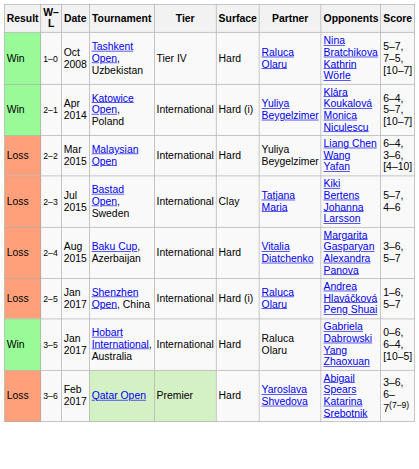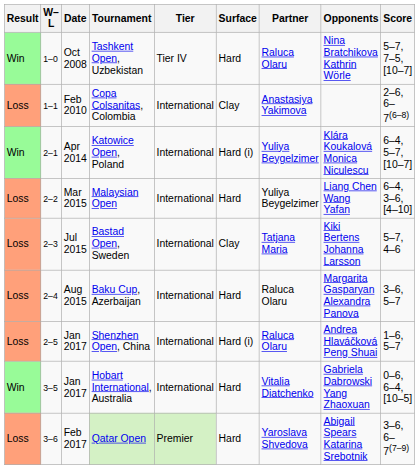+ row: (117, 105)
(288, 253) Vitalia Diatchenko -> (278, 295) Raluca Olaru
(278, 344) Raluca Olaru -> (288, 387) Vitalia Diatchenko
